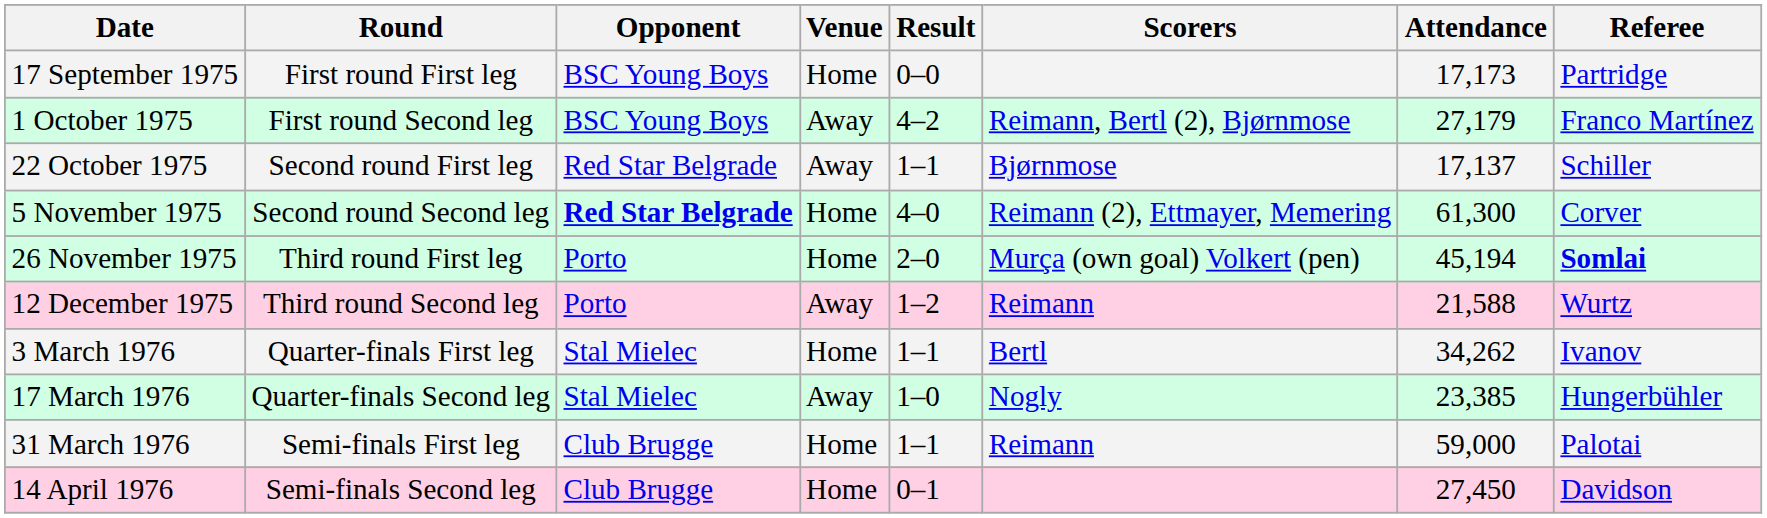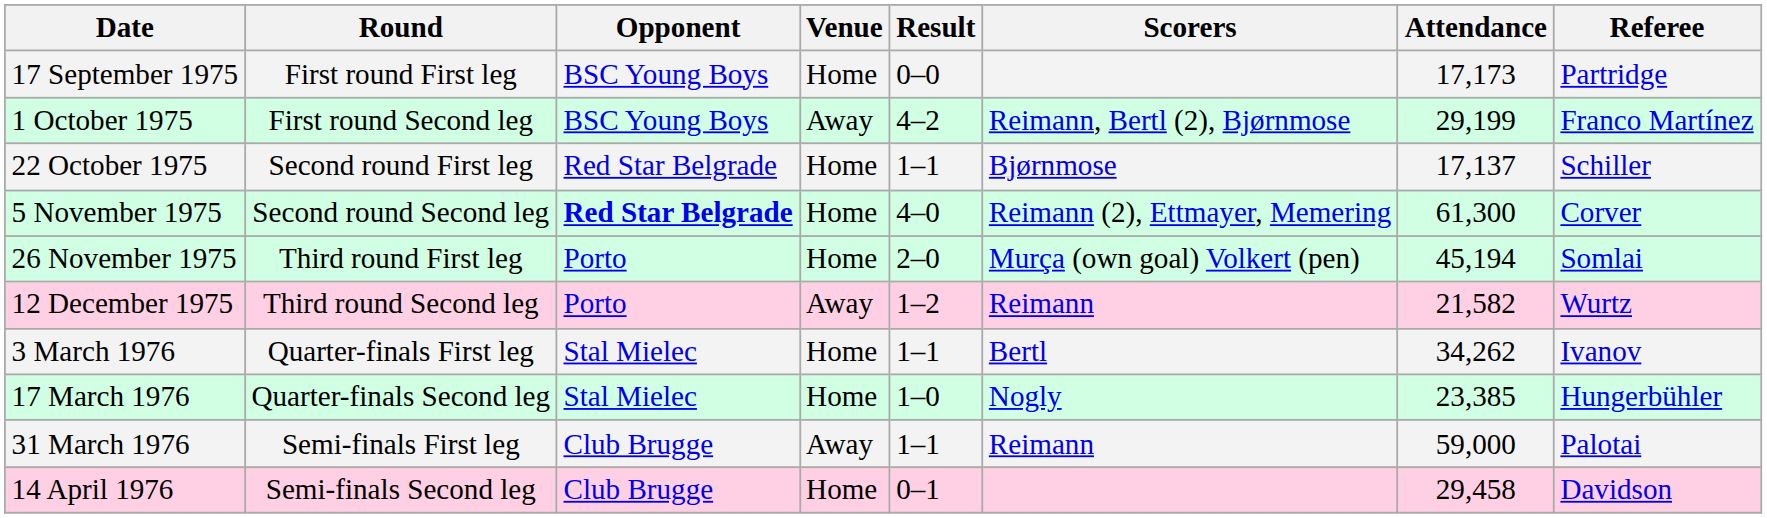(1476, 119) 27,179 -> (1476, 119) 29,199
(840, 166) Away -> (842, 166) Home
(1603, 258) bold -> (1602, 258) normal
(1476, 304) 21,588 -> (1476, 304) 21,582
(840, 397) Away -> (842, 397) Home
(842, 443) Home -> (840, 443) Away
(1476, 489) 27,450 -> (1476, 489) 29,458
